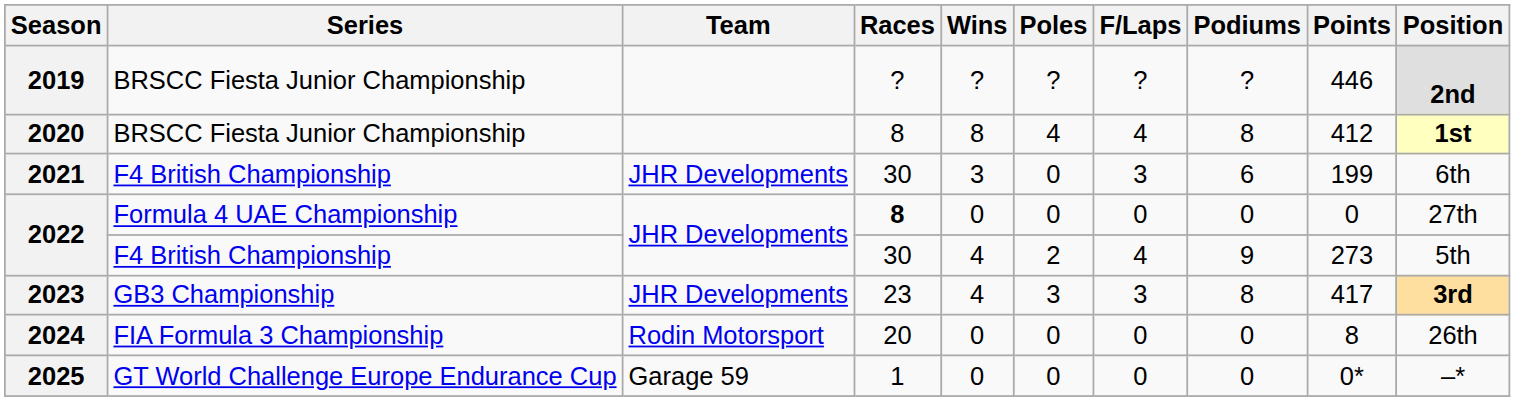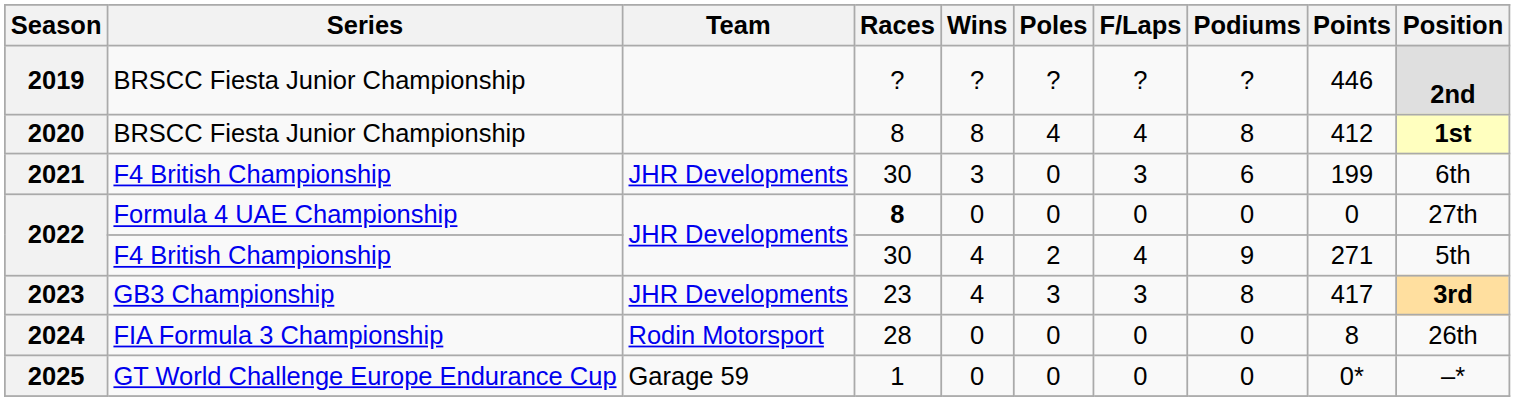(1352, 255) 273 -> (1352, 255) 271
(897, 336) 20 -> (897, 336) 28
